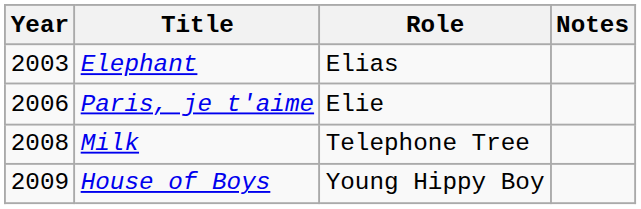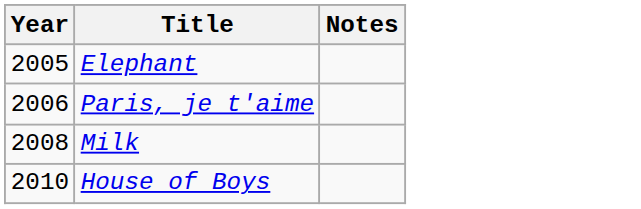- column: (435, 25)
(40, 64) 2003 -> (40, 64) 2005
(40, 183) 2009 -> (40, 183) 2010
